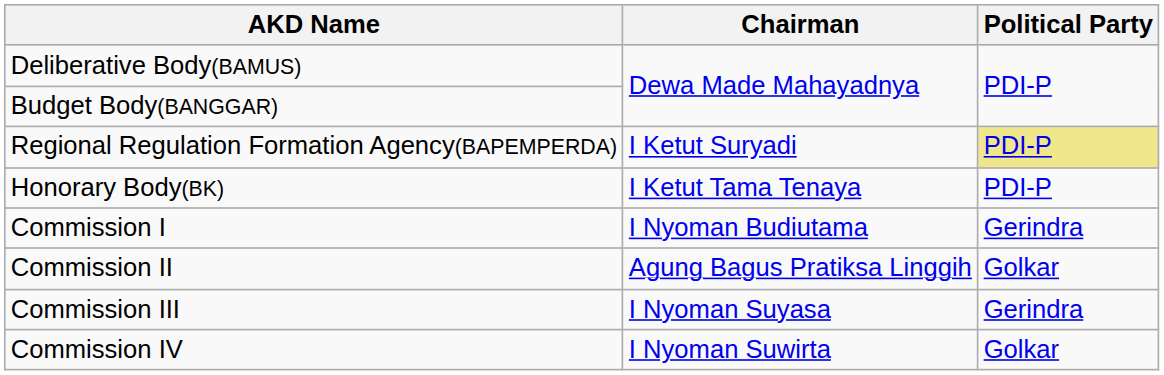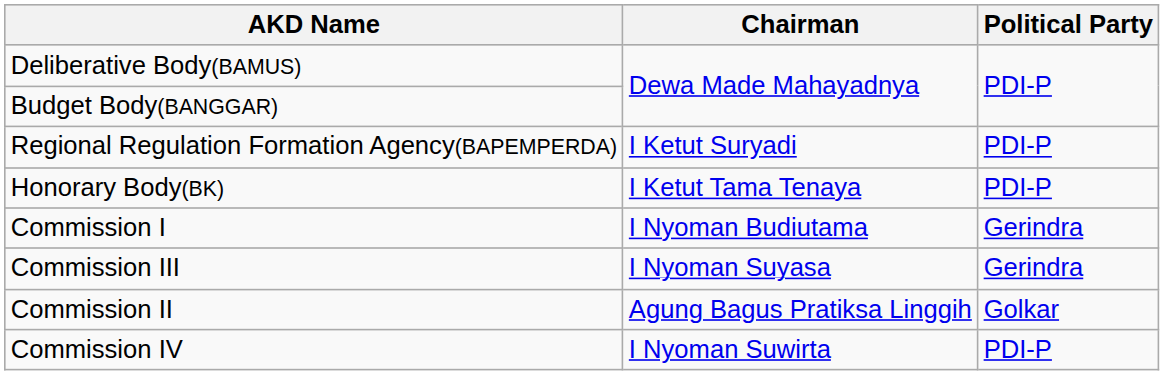(1018, 146) khaki background -> (1018, 146) no background
rows swapped: (92, 268) <-> (95, 308)
(1021, 349) Golkar -> (1018, 349) PDI-P
